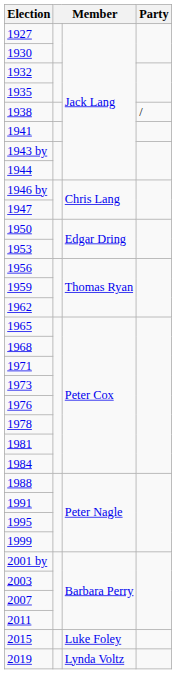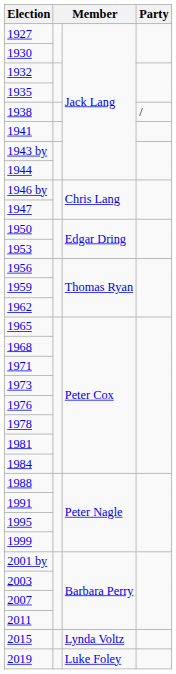(93, 639) Luke Foley -> (94, 639) Lynda Voltz
(94, 659) Lynda Voltz -> (93, 659) Luke Foley
